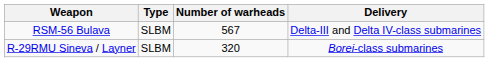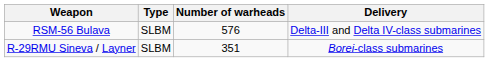(231, 30) 567 -> (231, 30) 576
(231, 48) 320 -> (231, 48) 351
